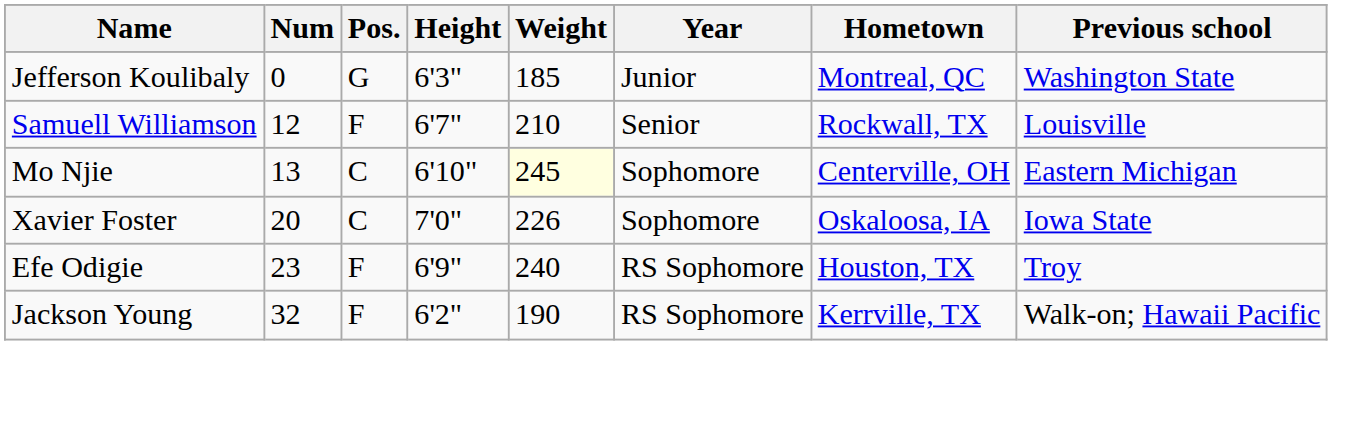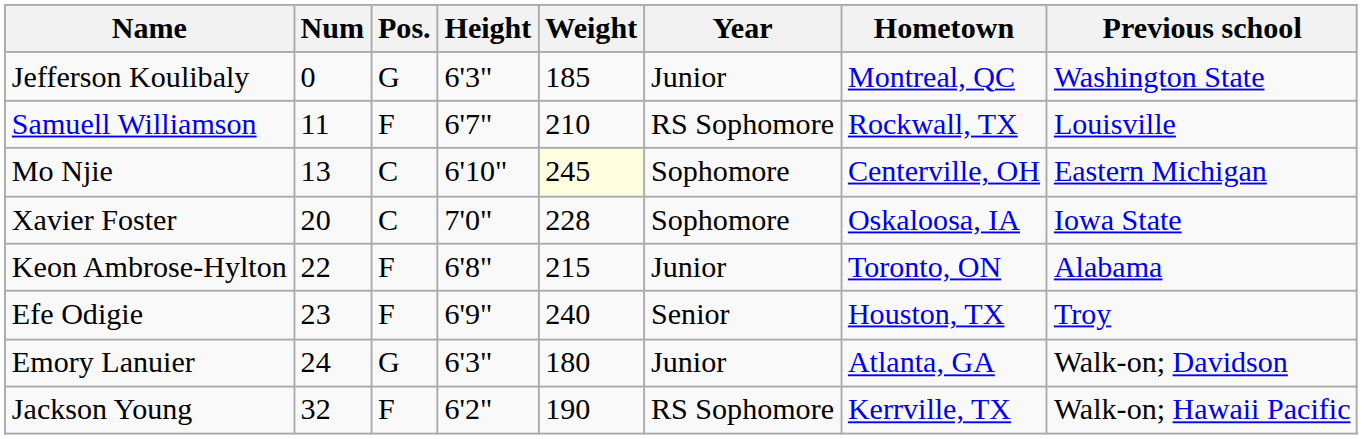(286, 123) 12 -> (315, 123) 11
(660, 123) Senior -> (743, 123) RS Sophomore
(538, 219) 226 -> (568, 219) 228
+ row: (149, 266)
(712, 266) RS Sophomore -> (690, 314) Senior
+ row: (103, 362)
